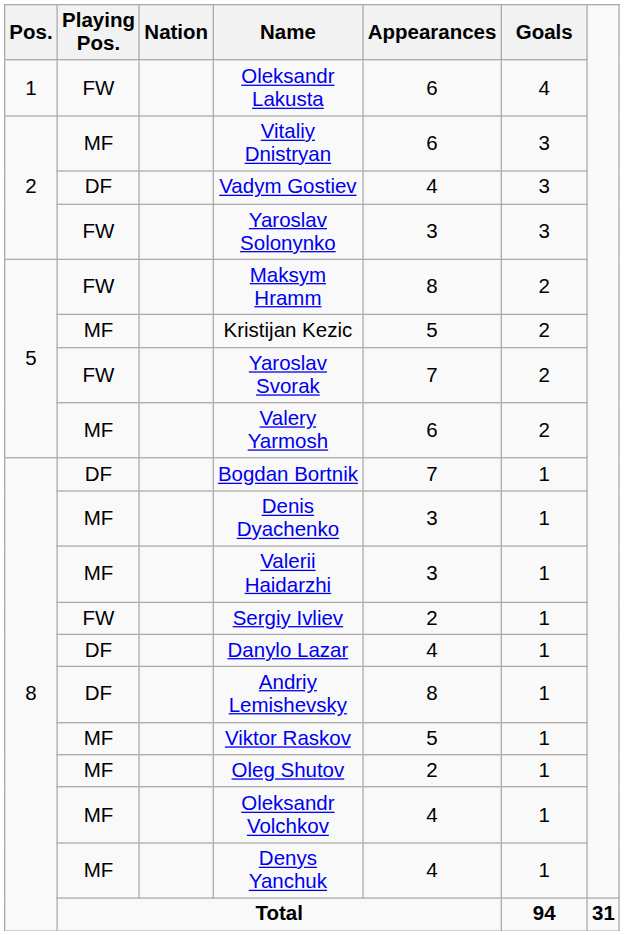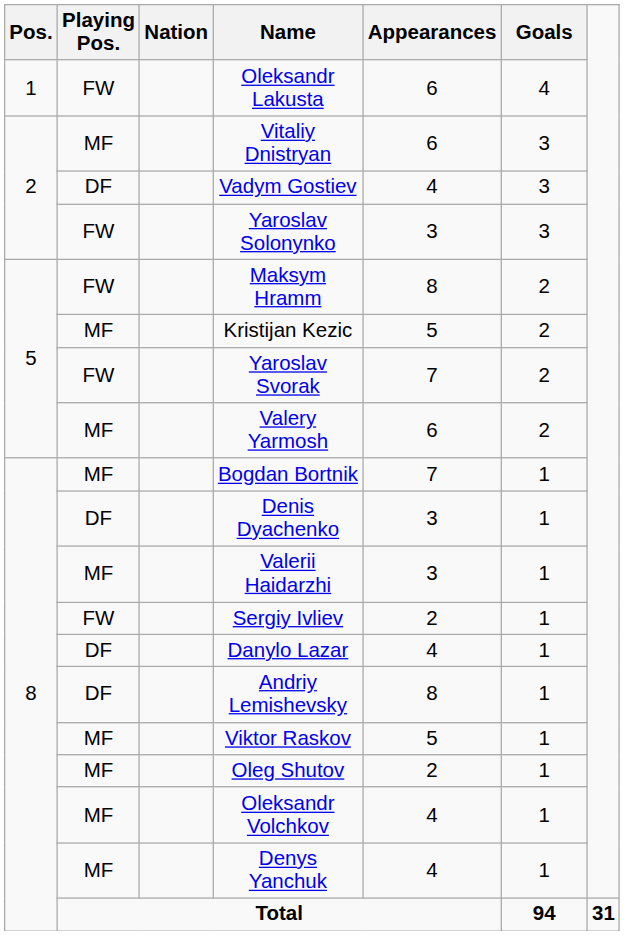(98, 474) DF -> (98, 474) MF
(98, 518) MF -> (98, 518) DF
